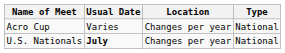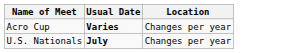- column: (257, 12)
(103, 26) normal -> (103, 26) bold
